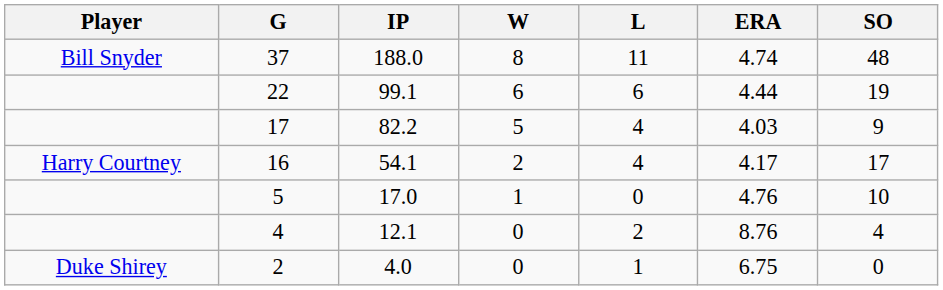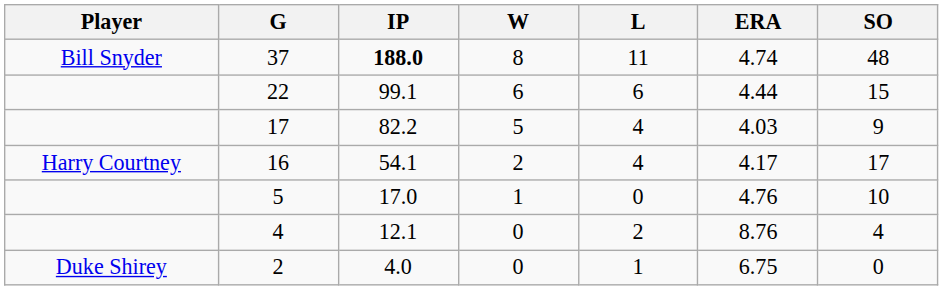(398, 57) normal -> (398, 57) bold
(878, 92) 19 -> (878, 92) 15
